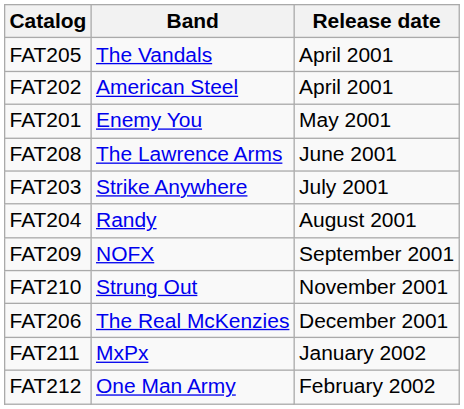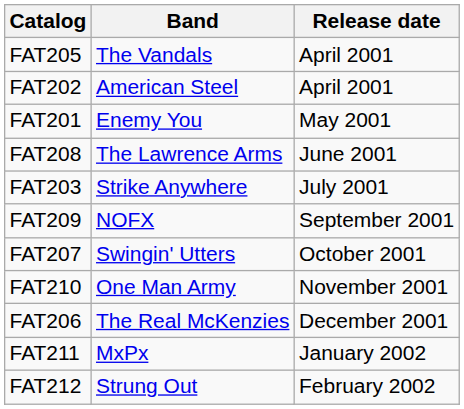- row: (45, 220)
+ row: (45, 253)
(147, 287) Strung Out -> (166, 287) One Man Army
(166, 386) One Man Army -> (147, 386) Strung Out
